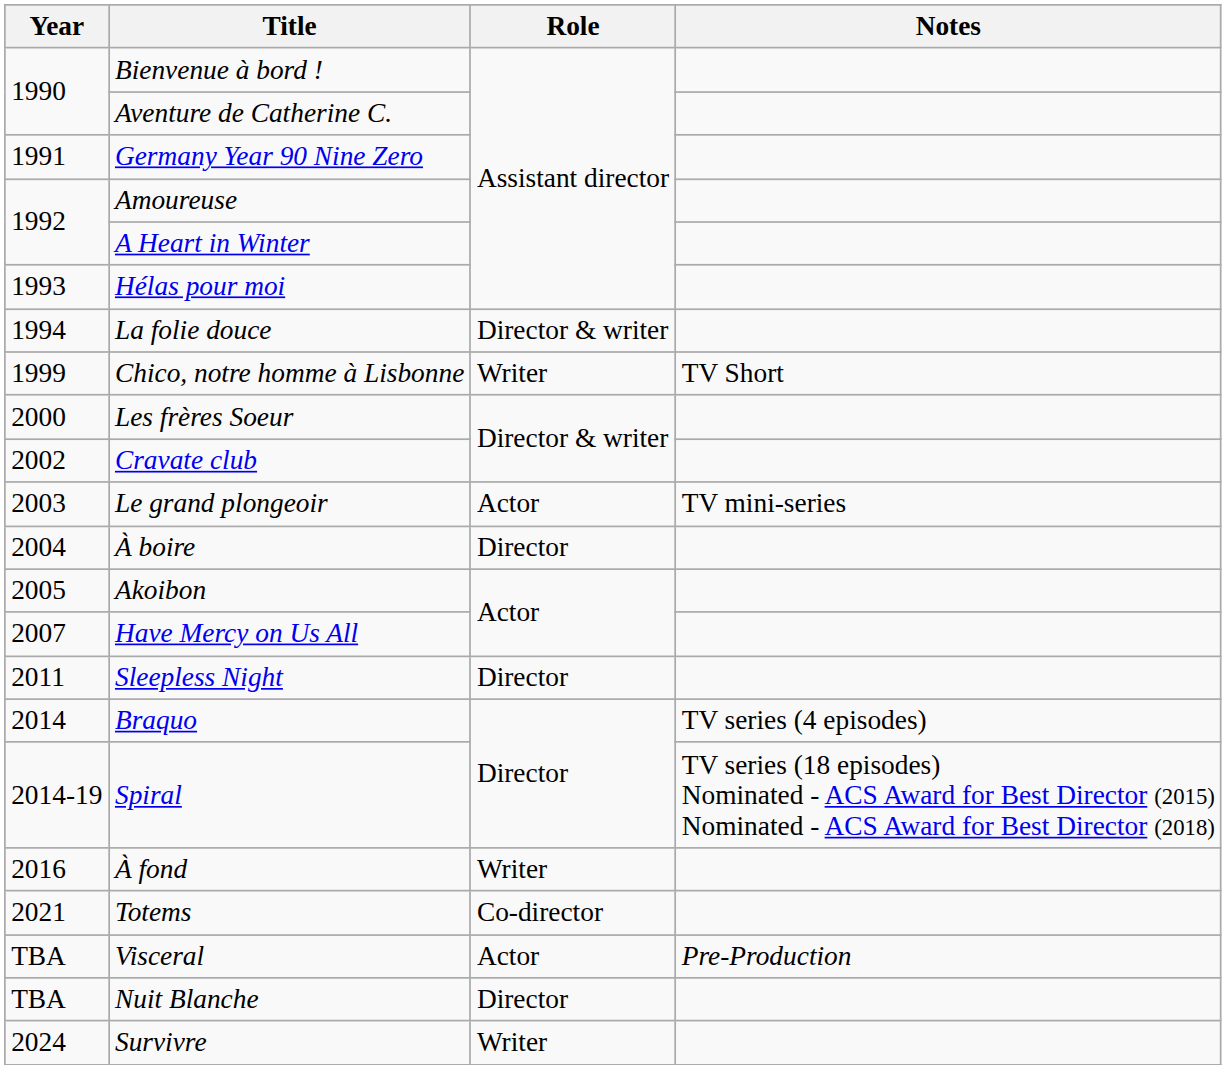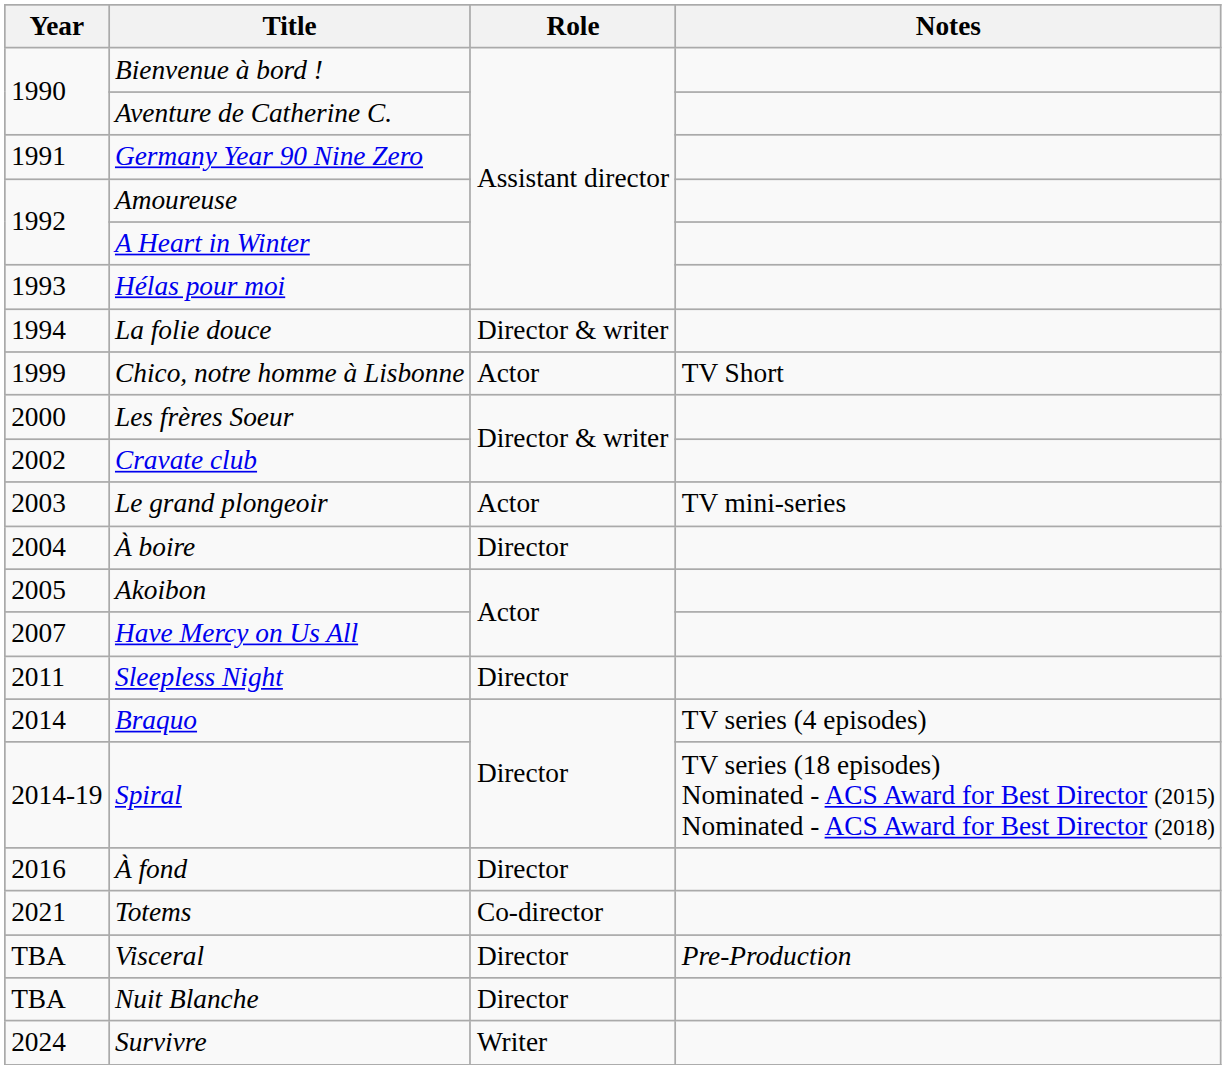(512, 373) Writer -> (508, 373) Actor
(512, 868) Writer -> (522, 868) Director
(508, 955) Actor -> (522, 955) Director
